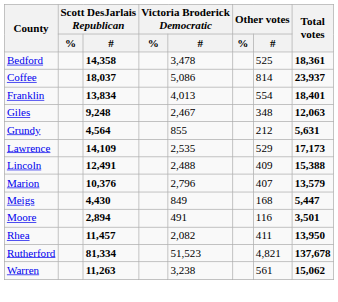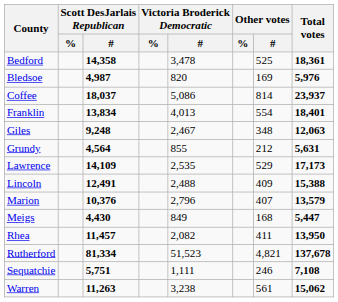+ row: (25, 78)
- row: (22, 218)
+ row: (31, 270)
